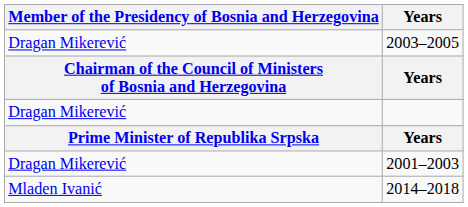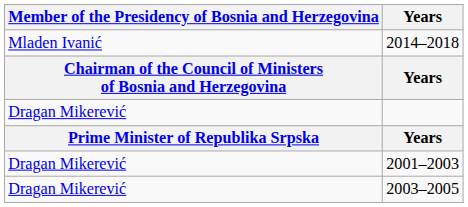rows swapped: (423, 189) <-> (423, 42)
